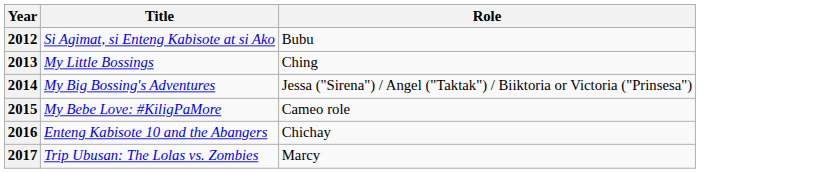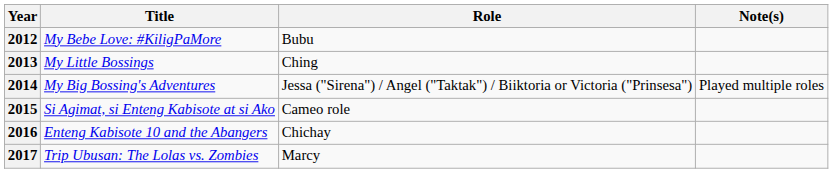+ column: (761, 16)
(160, 39) Si Agimat, si Enteng Kabisote at si Ako -> (133, 39) My Bebe Love: #KiligPaMore
(133, 109) My Bebe Love: #KiligPaMore -> (160, 109) Si Agimat, si Enteng Kabisote at si Ako
